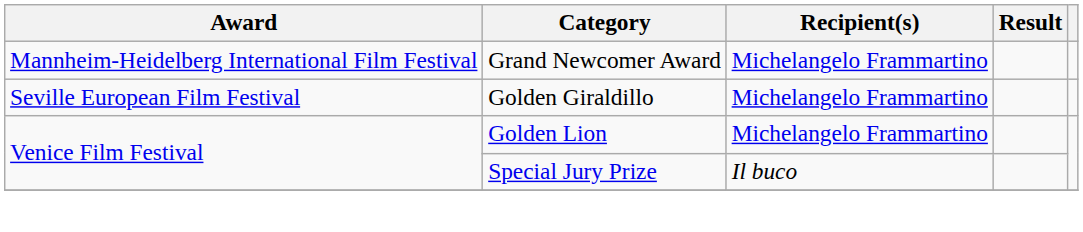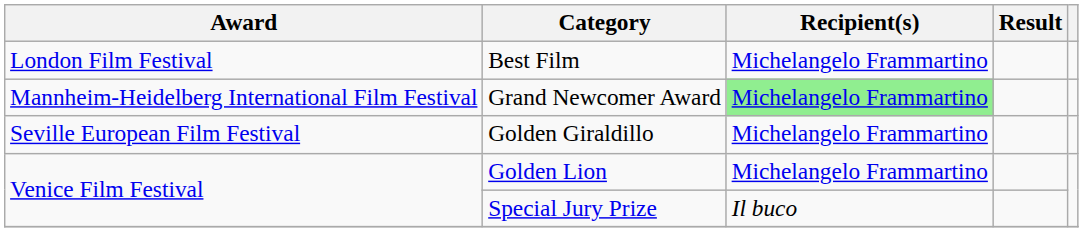+ row: (534, 60)
(860, 60) no background -> (860, 97) lightgreen background
